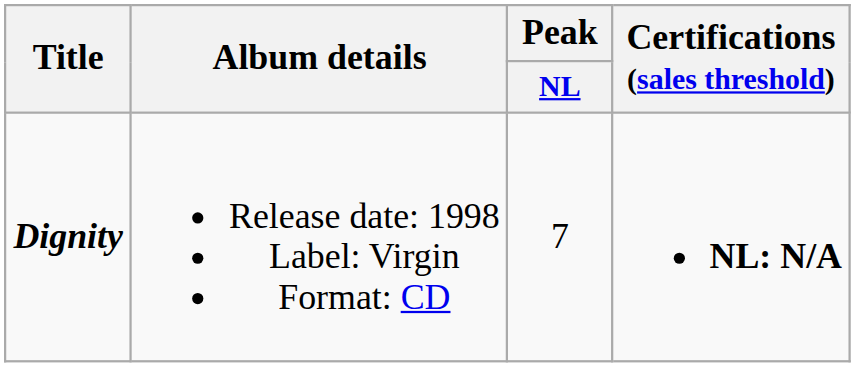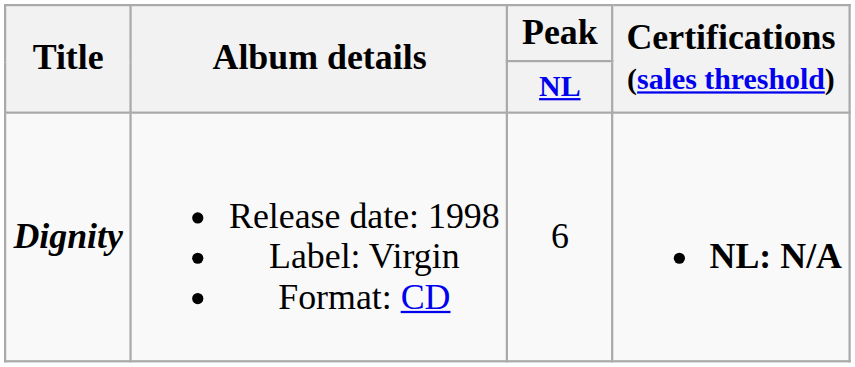(560, 236) 7 -> (560, 236) 6
